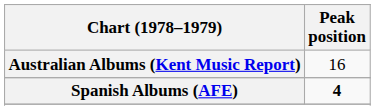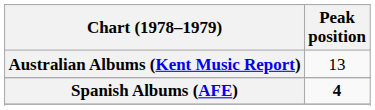(337, 63) 16 -> (337, 63) 13
